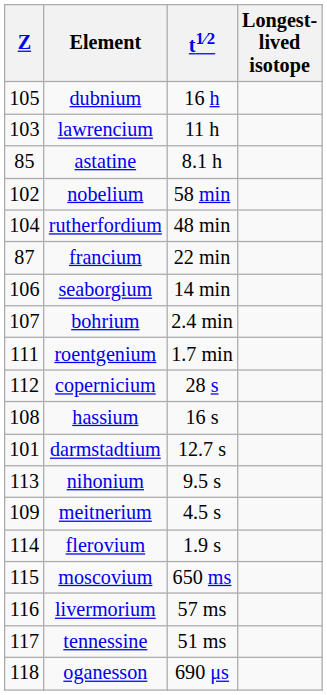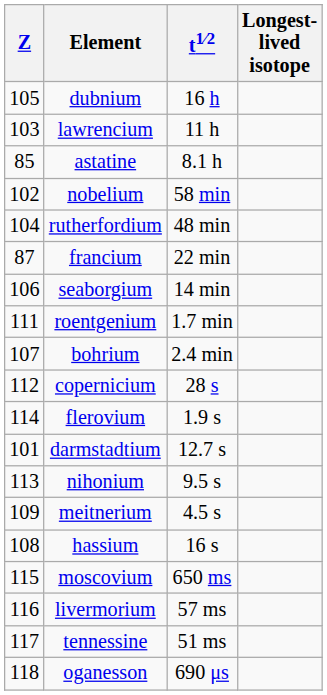rows swapped: (105, 321) <-> (105, 353)
rows swapped: (105, 417) <-> (105, 545)
